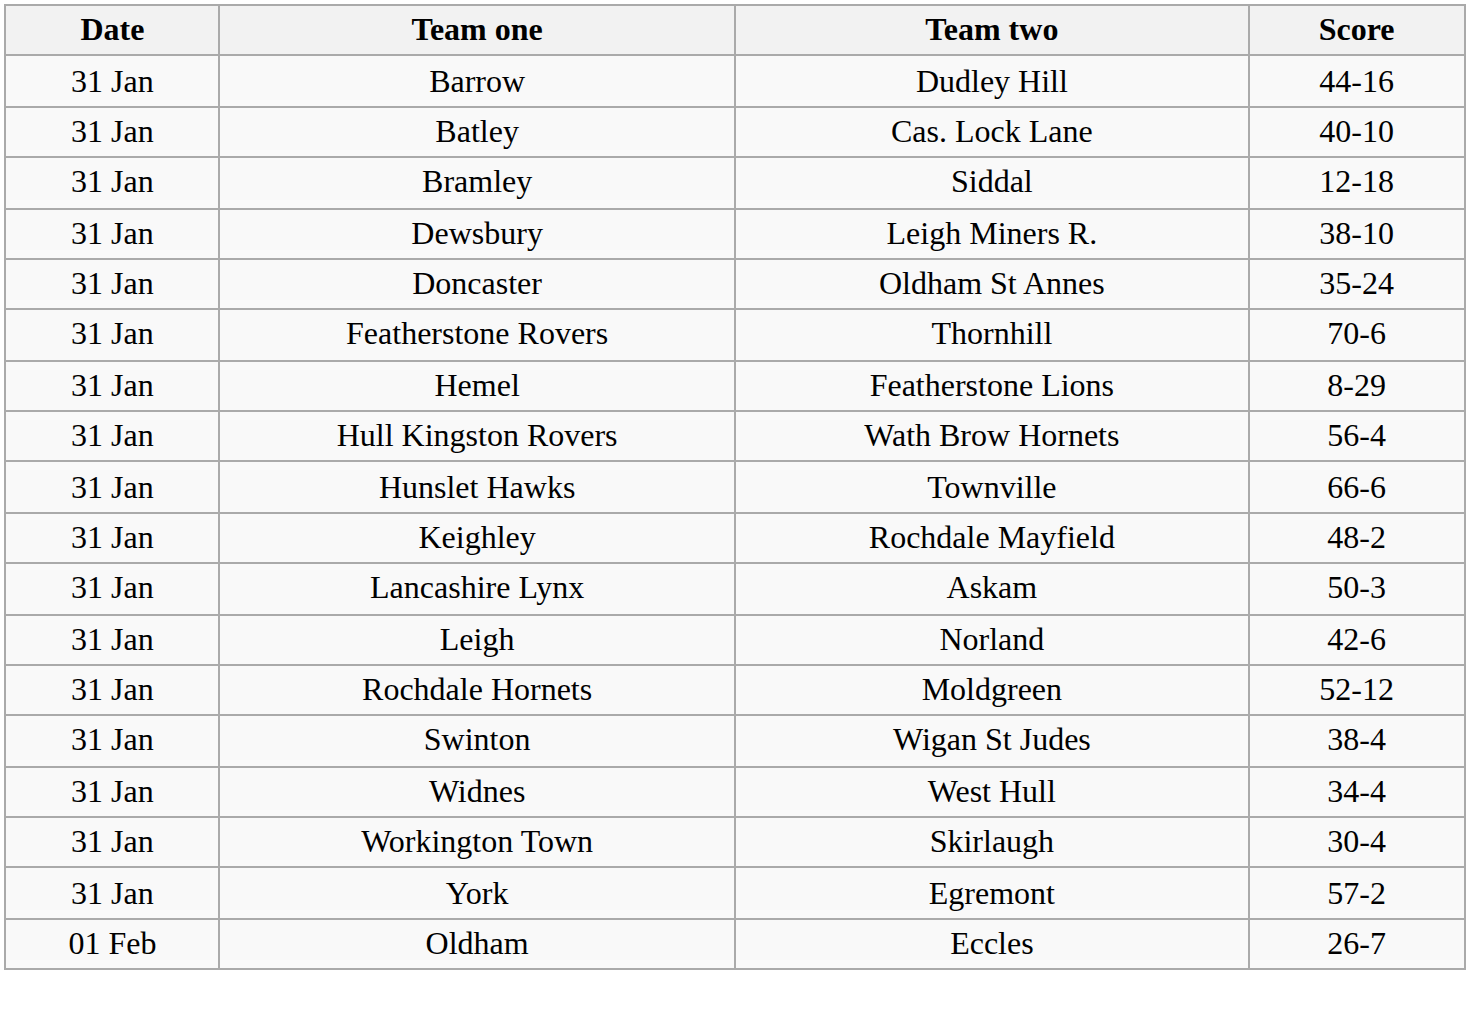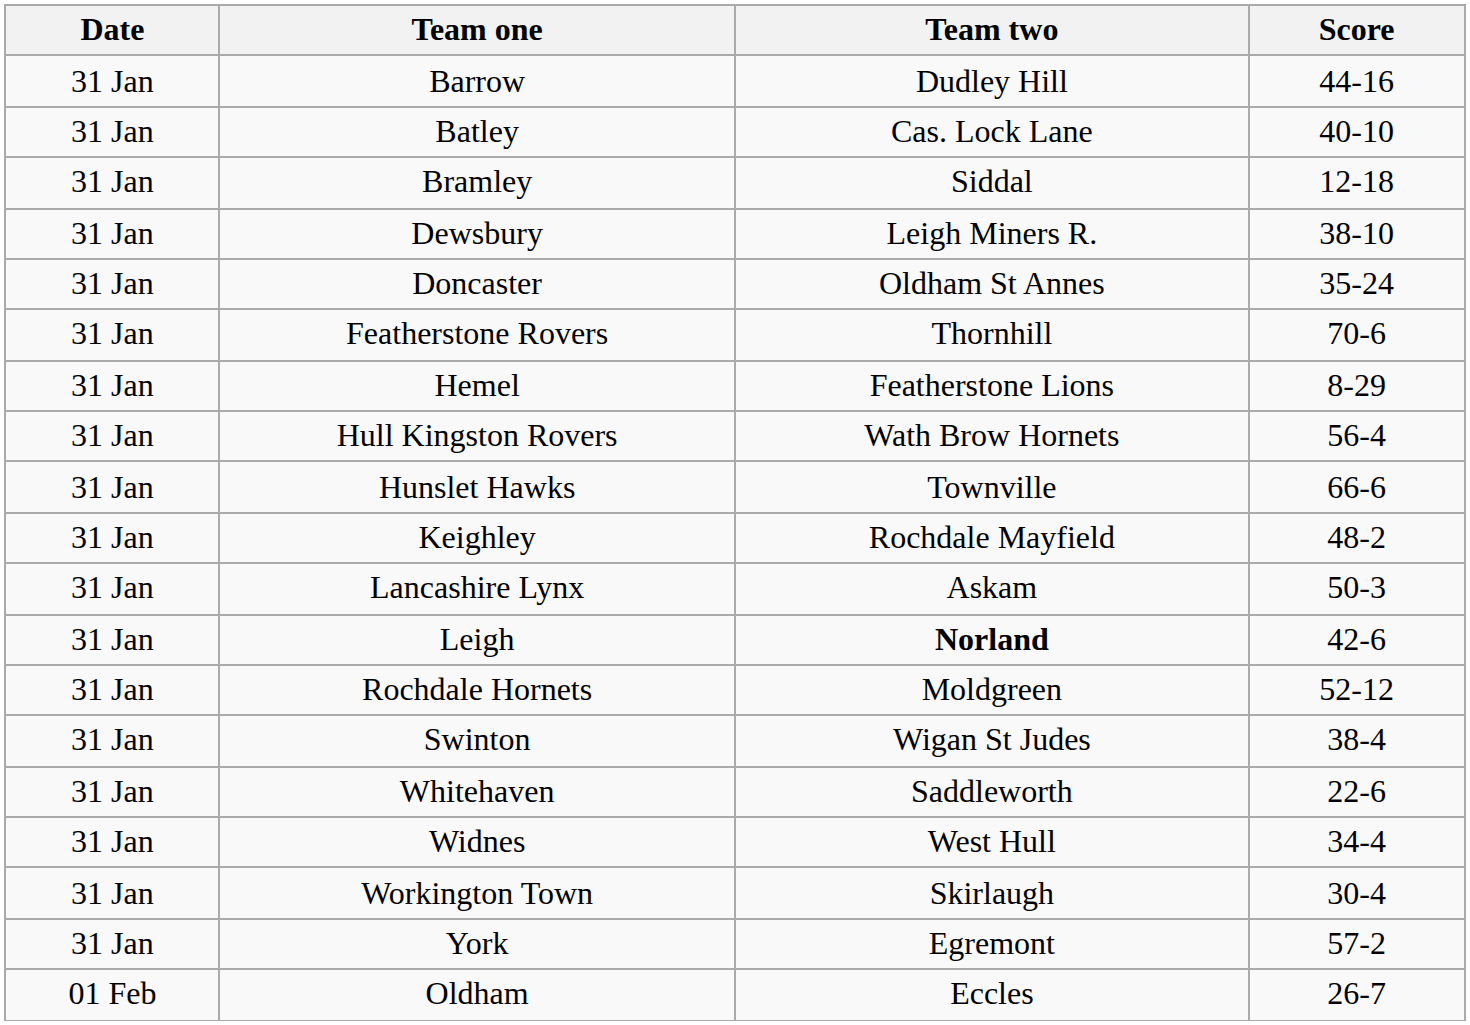(992, 638) normal -> (992, 638) bold
+ row: (477, 791)
